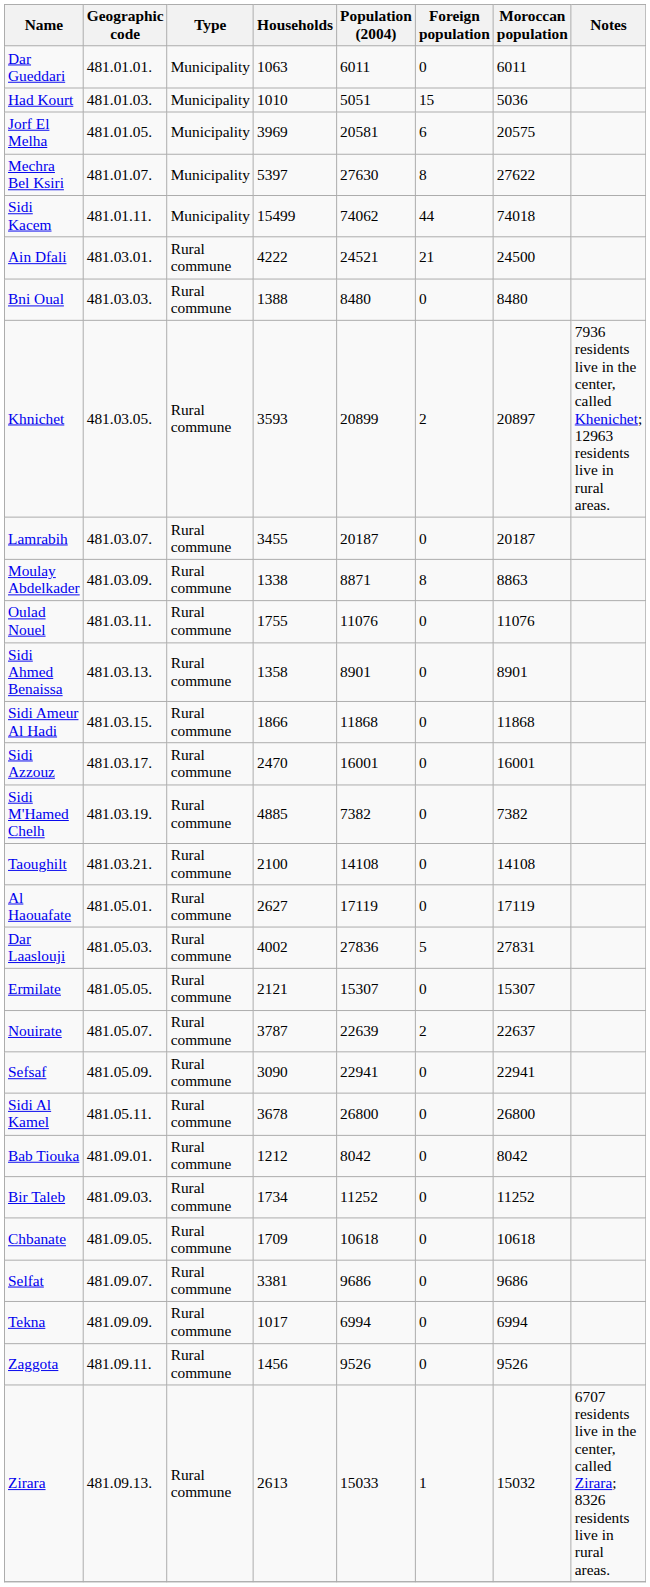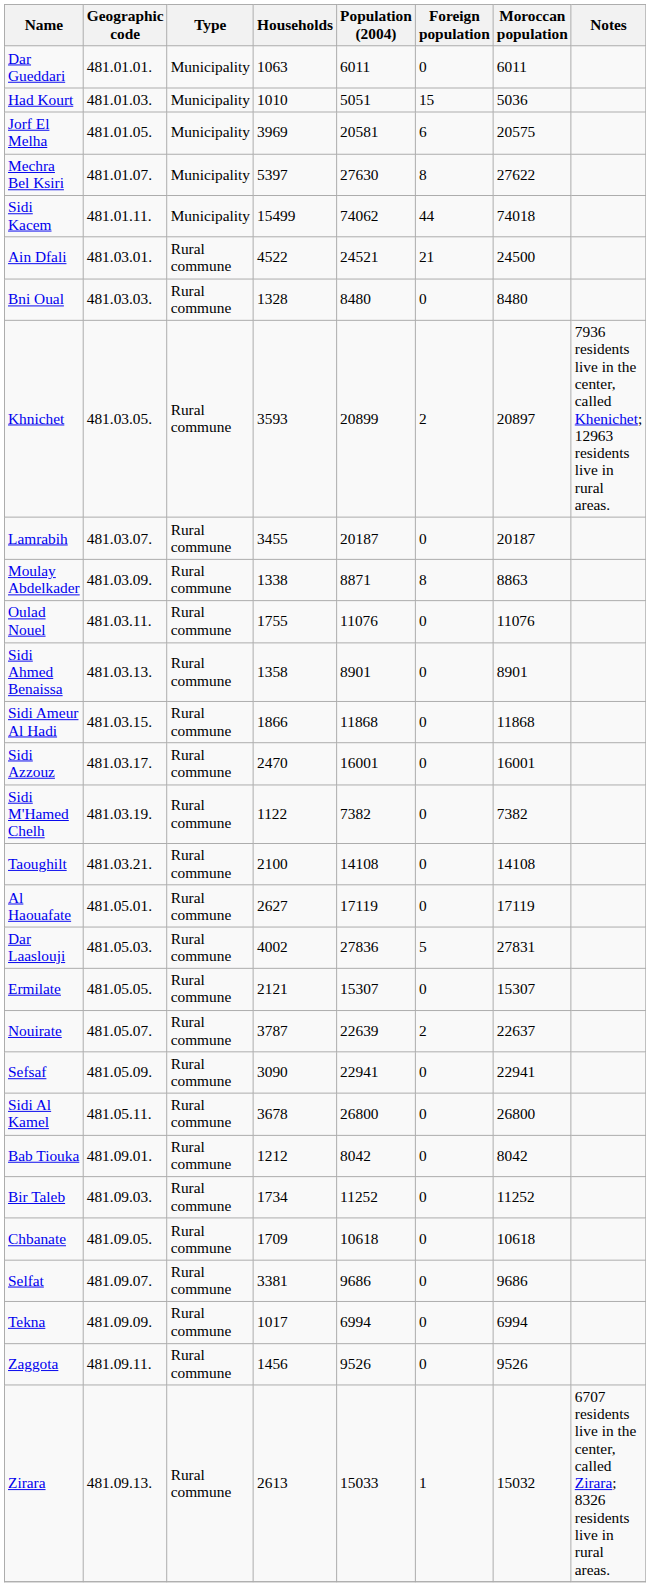(272, 257) 4222 -> (272, 257) 4522
(272, 299) 1388 -> (272, 299) 1328
(272, 814) 4885 -> (272, 814) 1122
